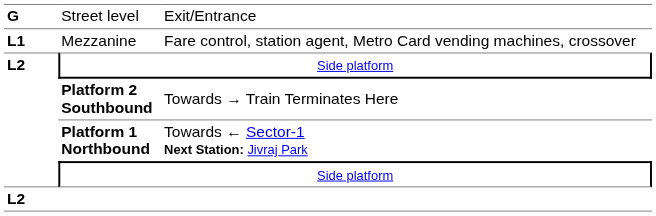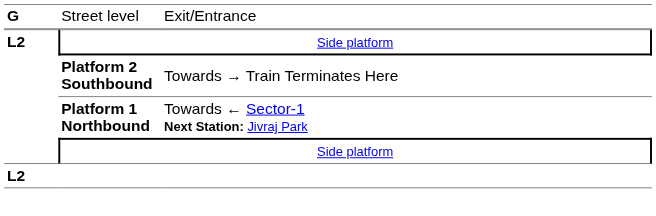- row: (99, 40)
